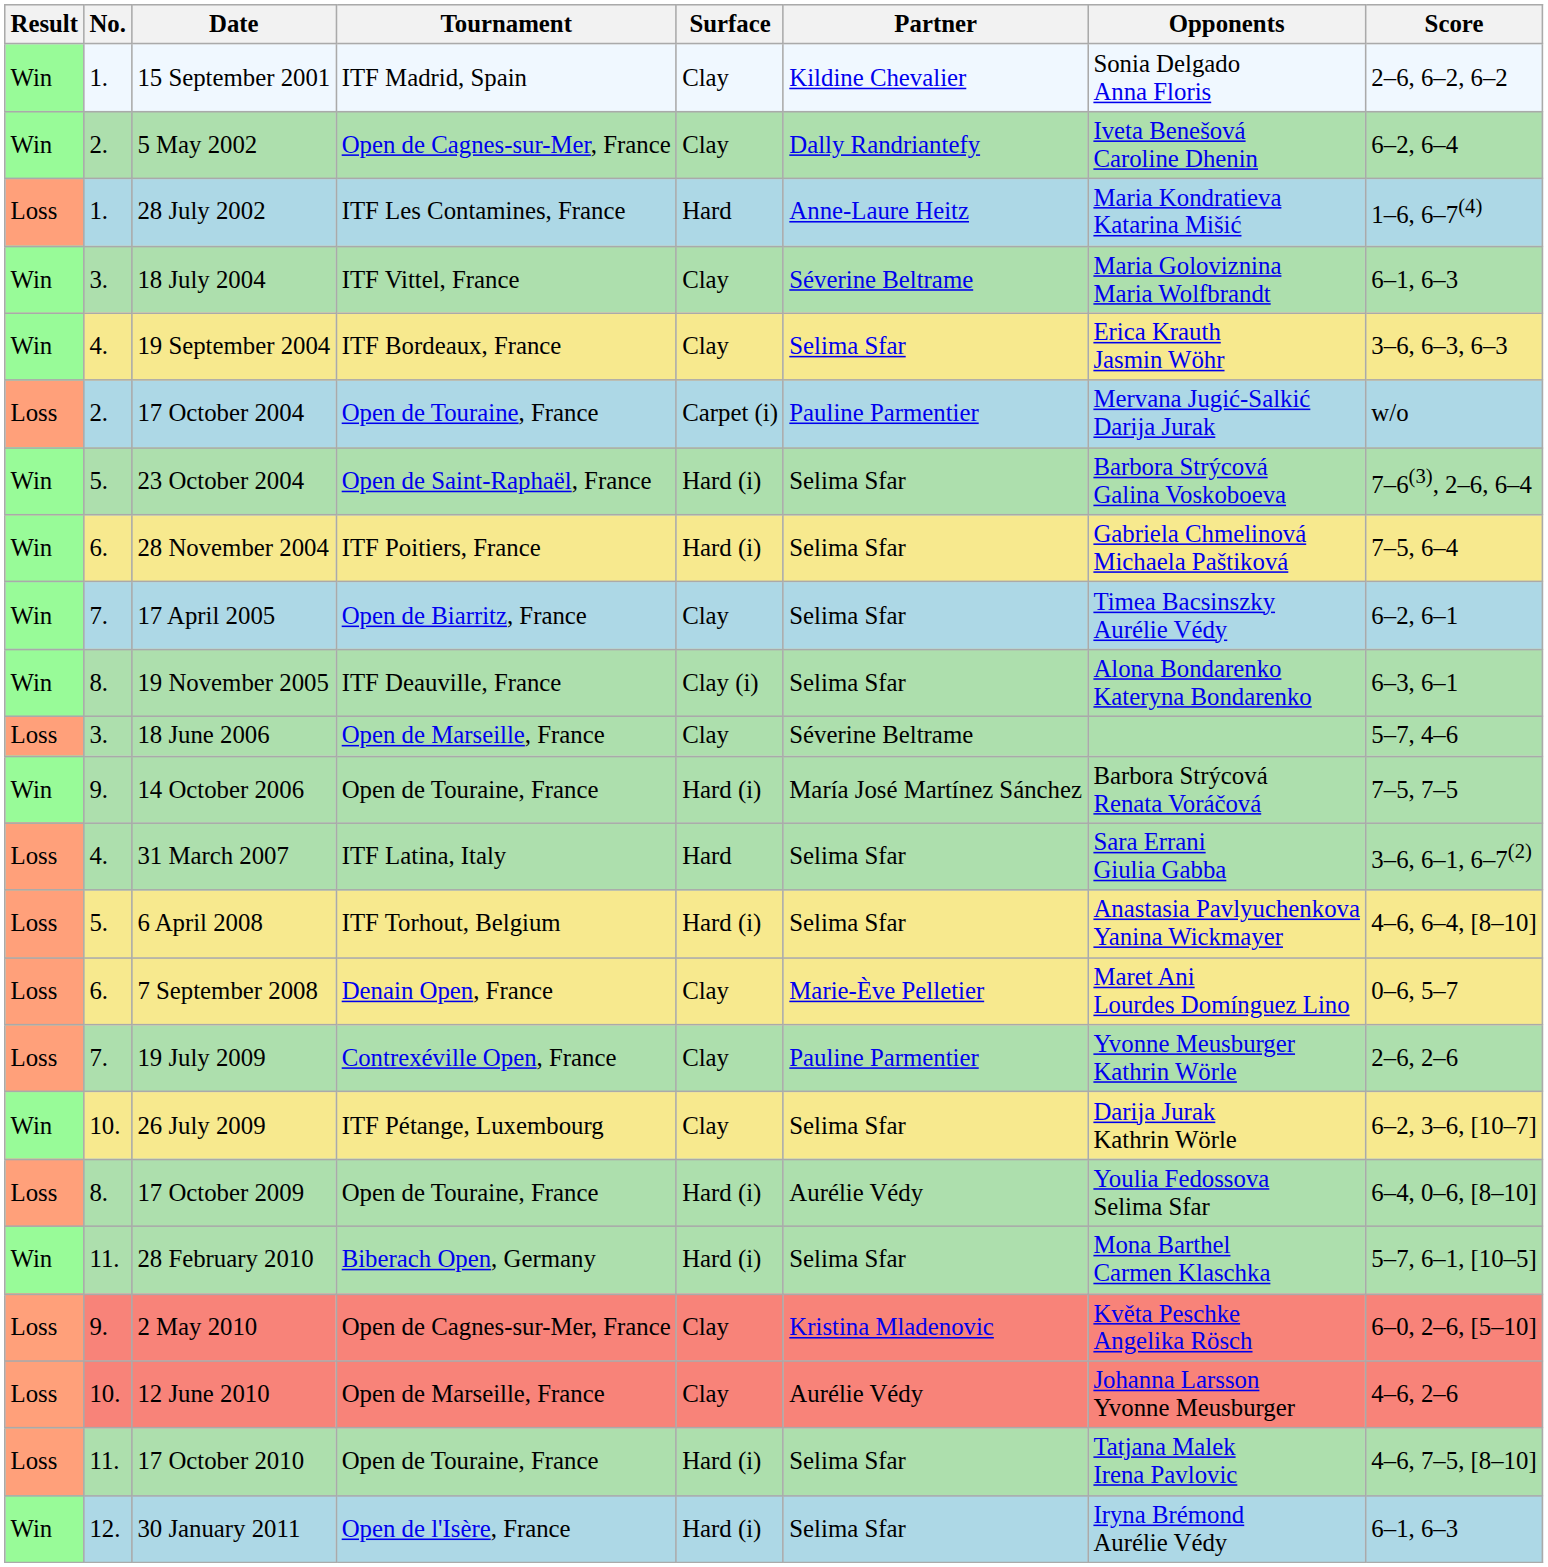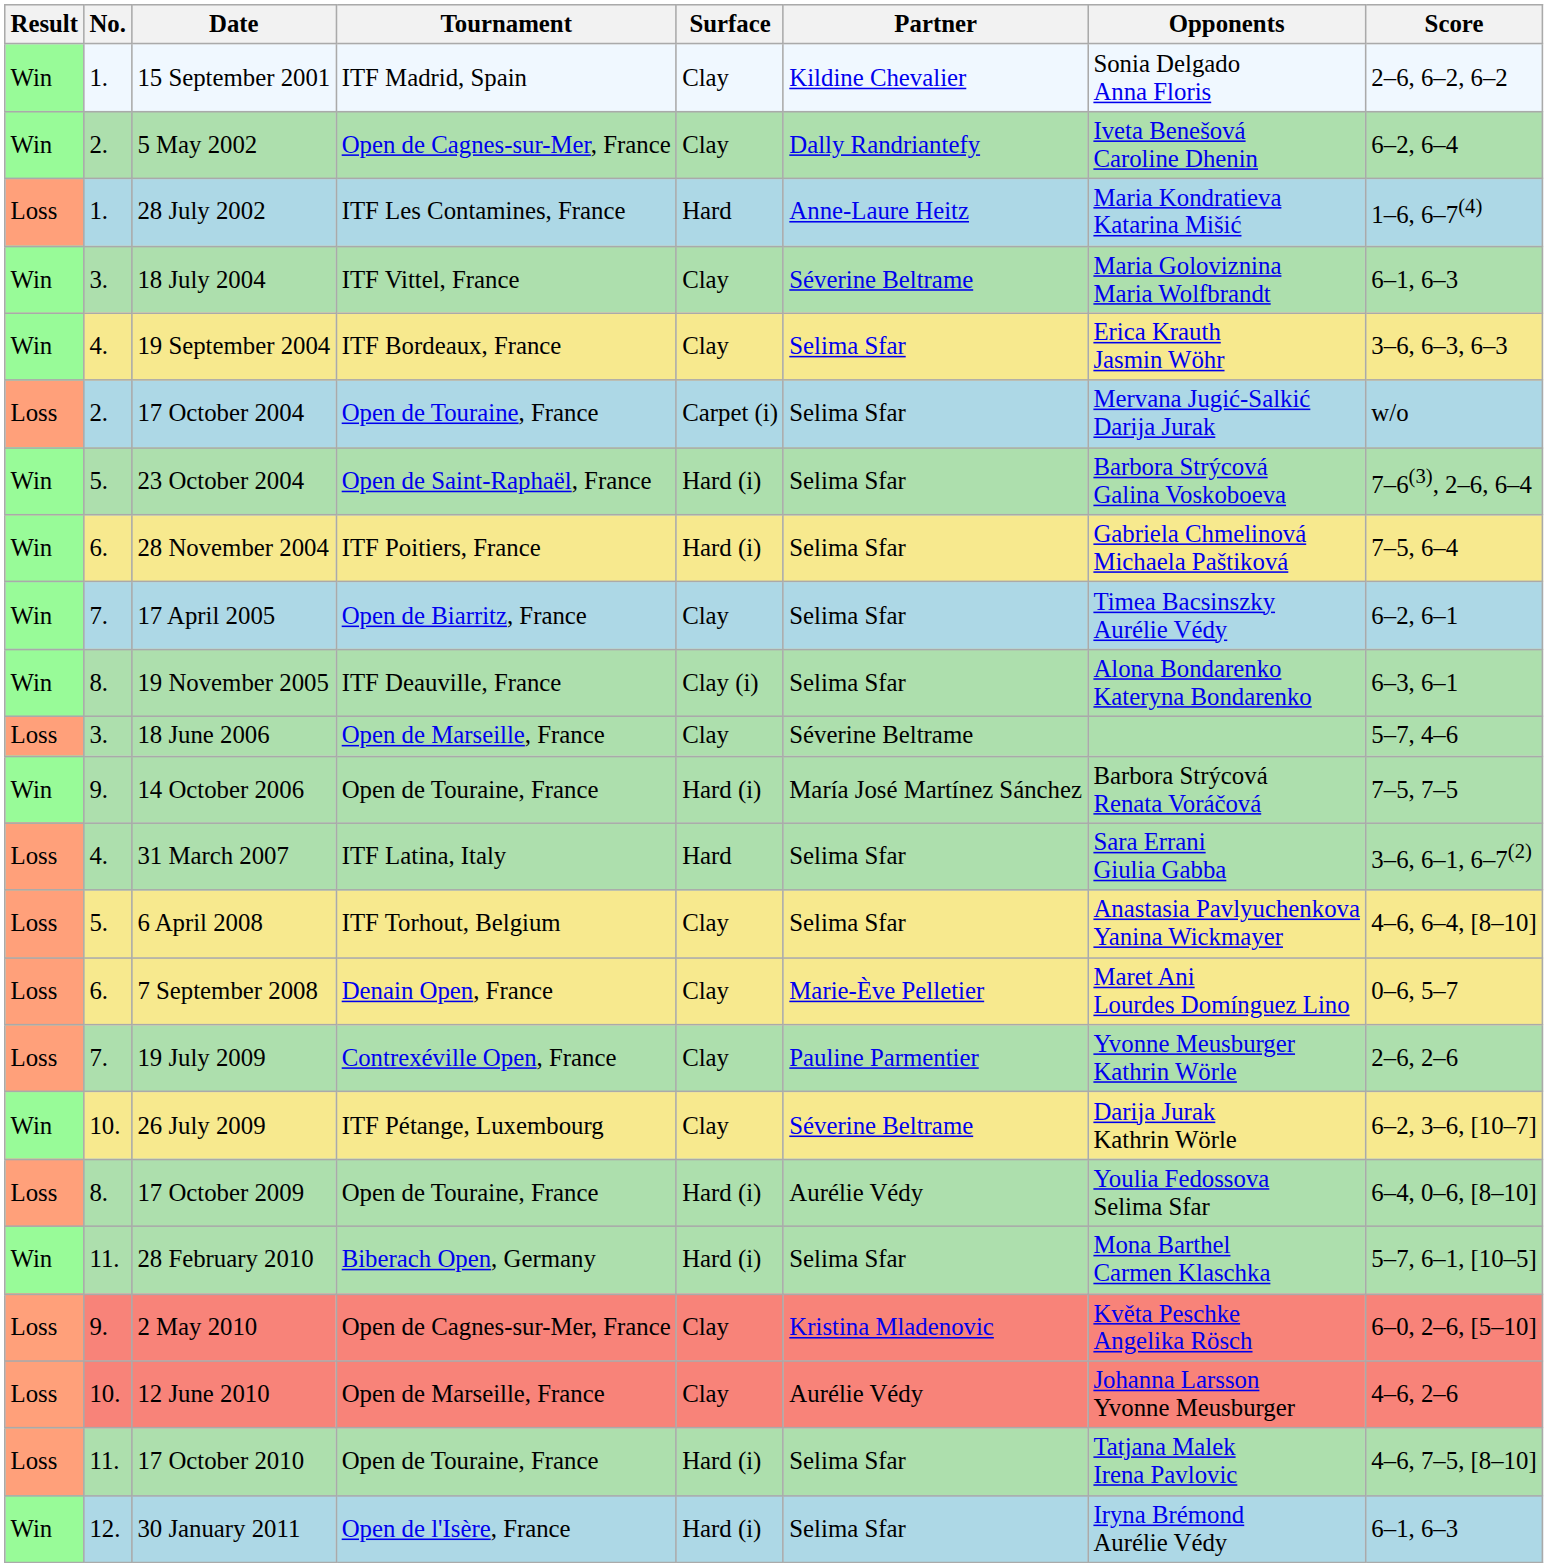(884, 413) Pauline Parmentier -> (848, 413) Selima Sfar
(722, 923) Hard (i) -> (706, 923) Clay
(848, 1125) Selima Sfar -> (881, 1125) Séverine Beltrame
